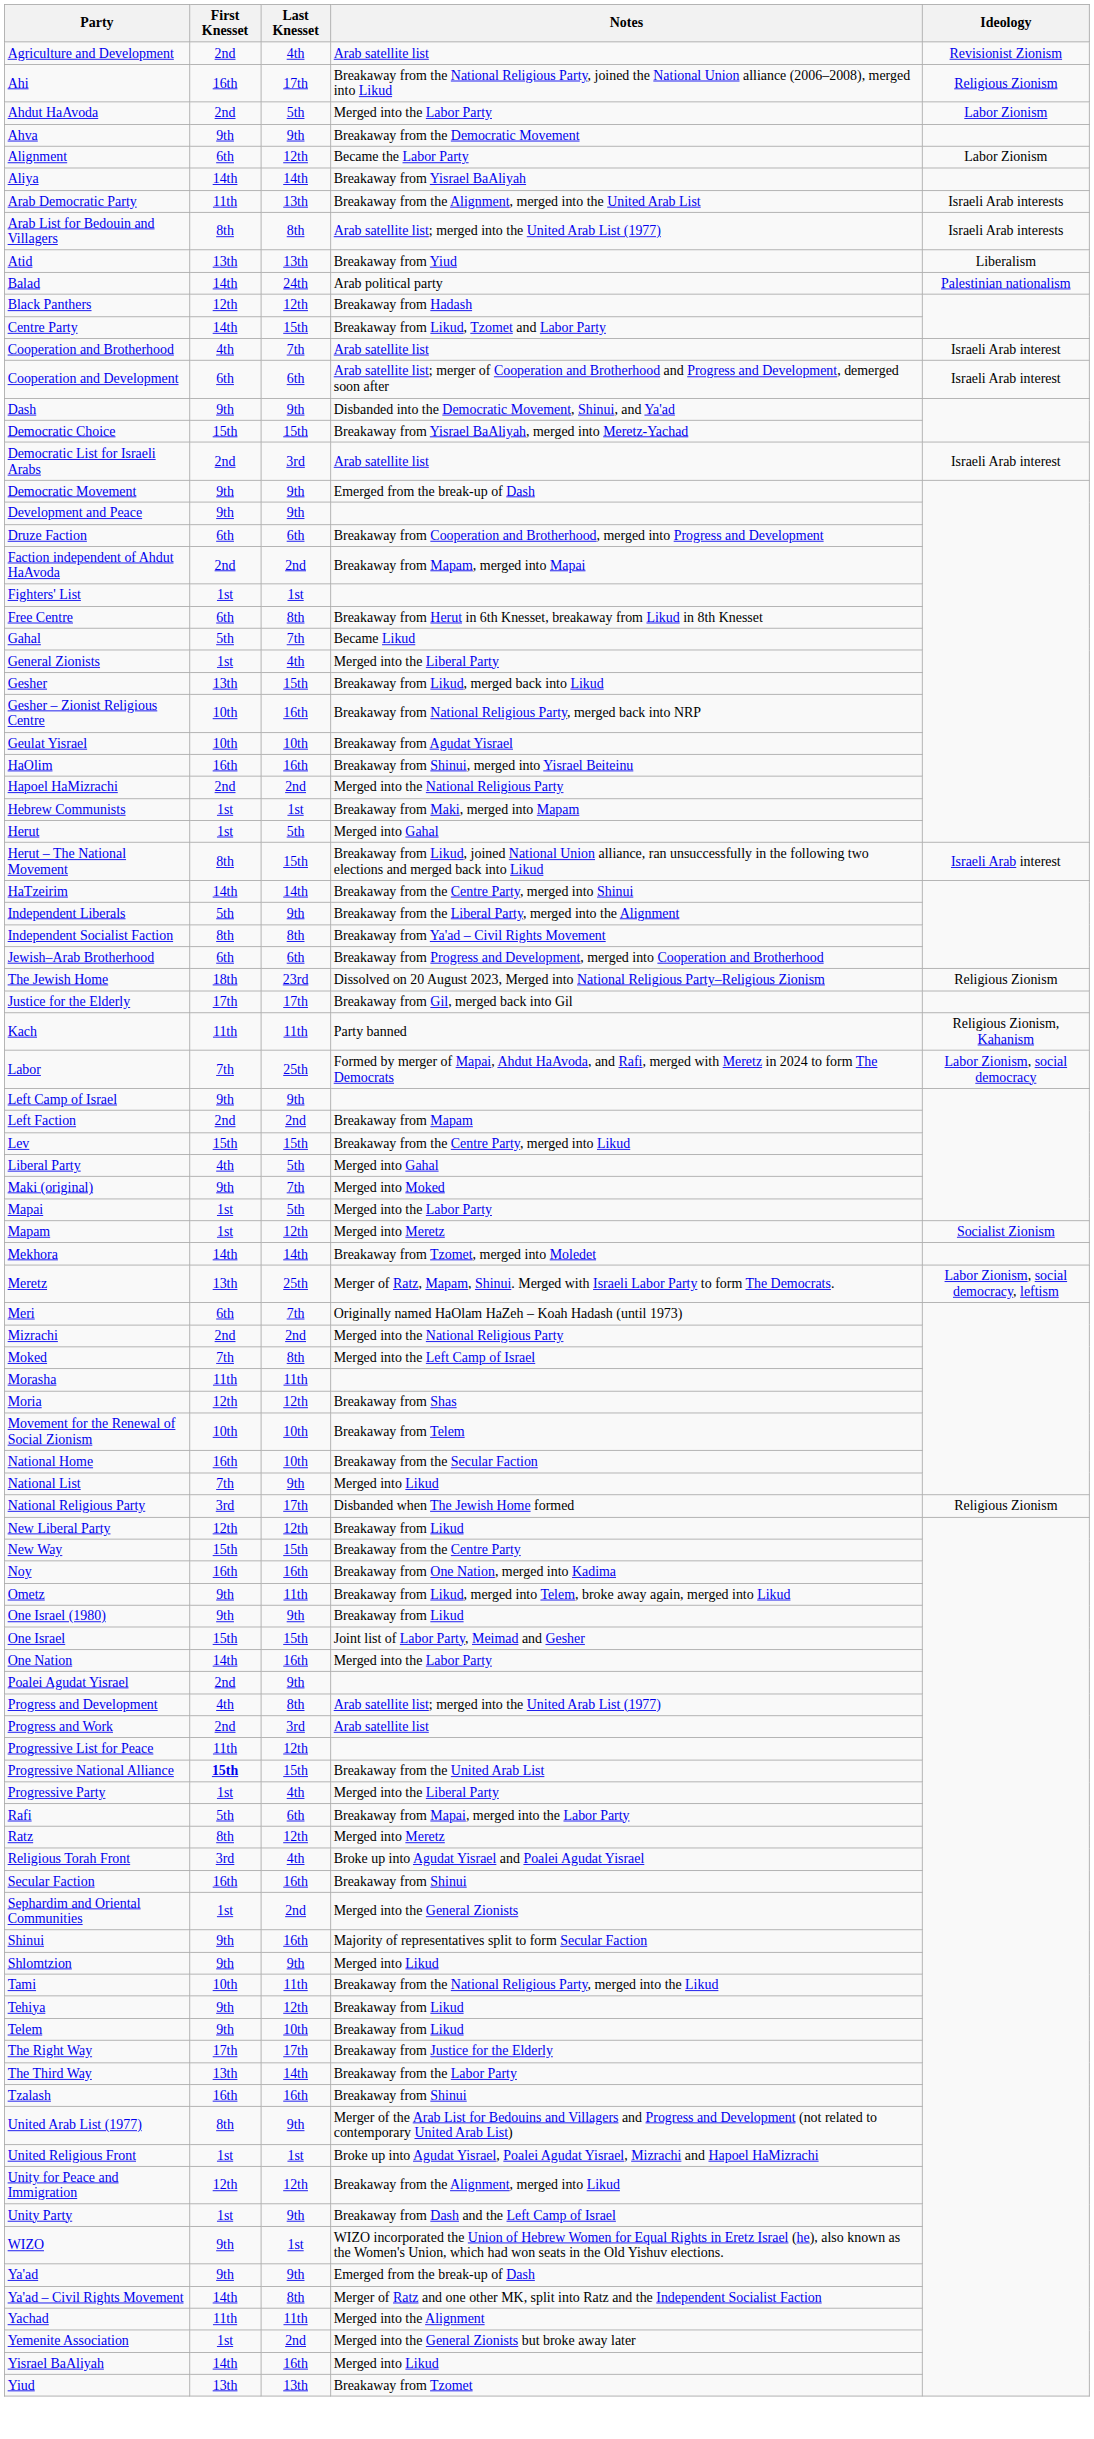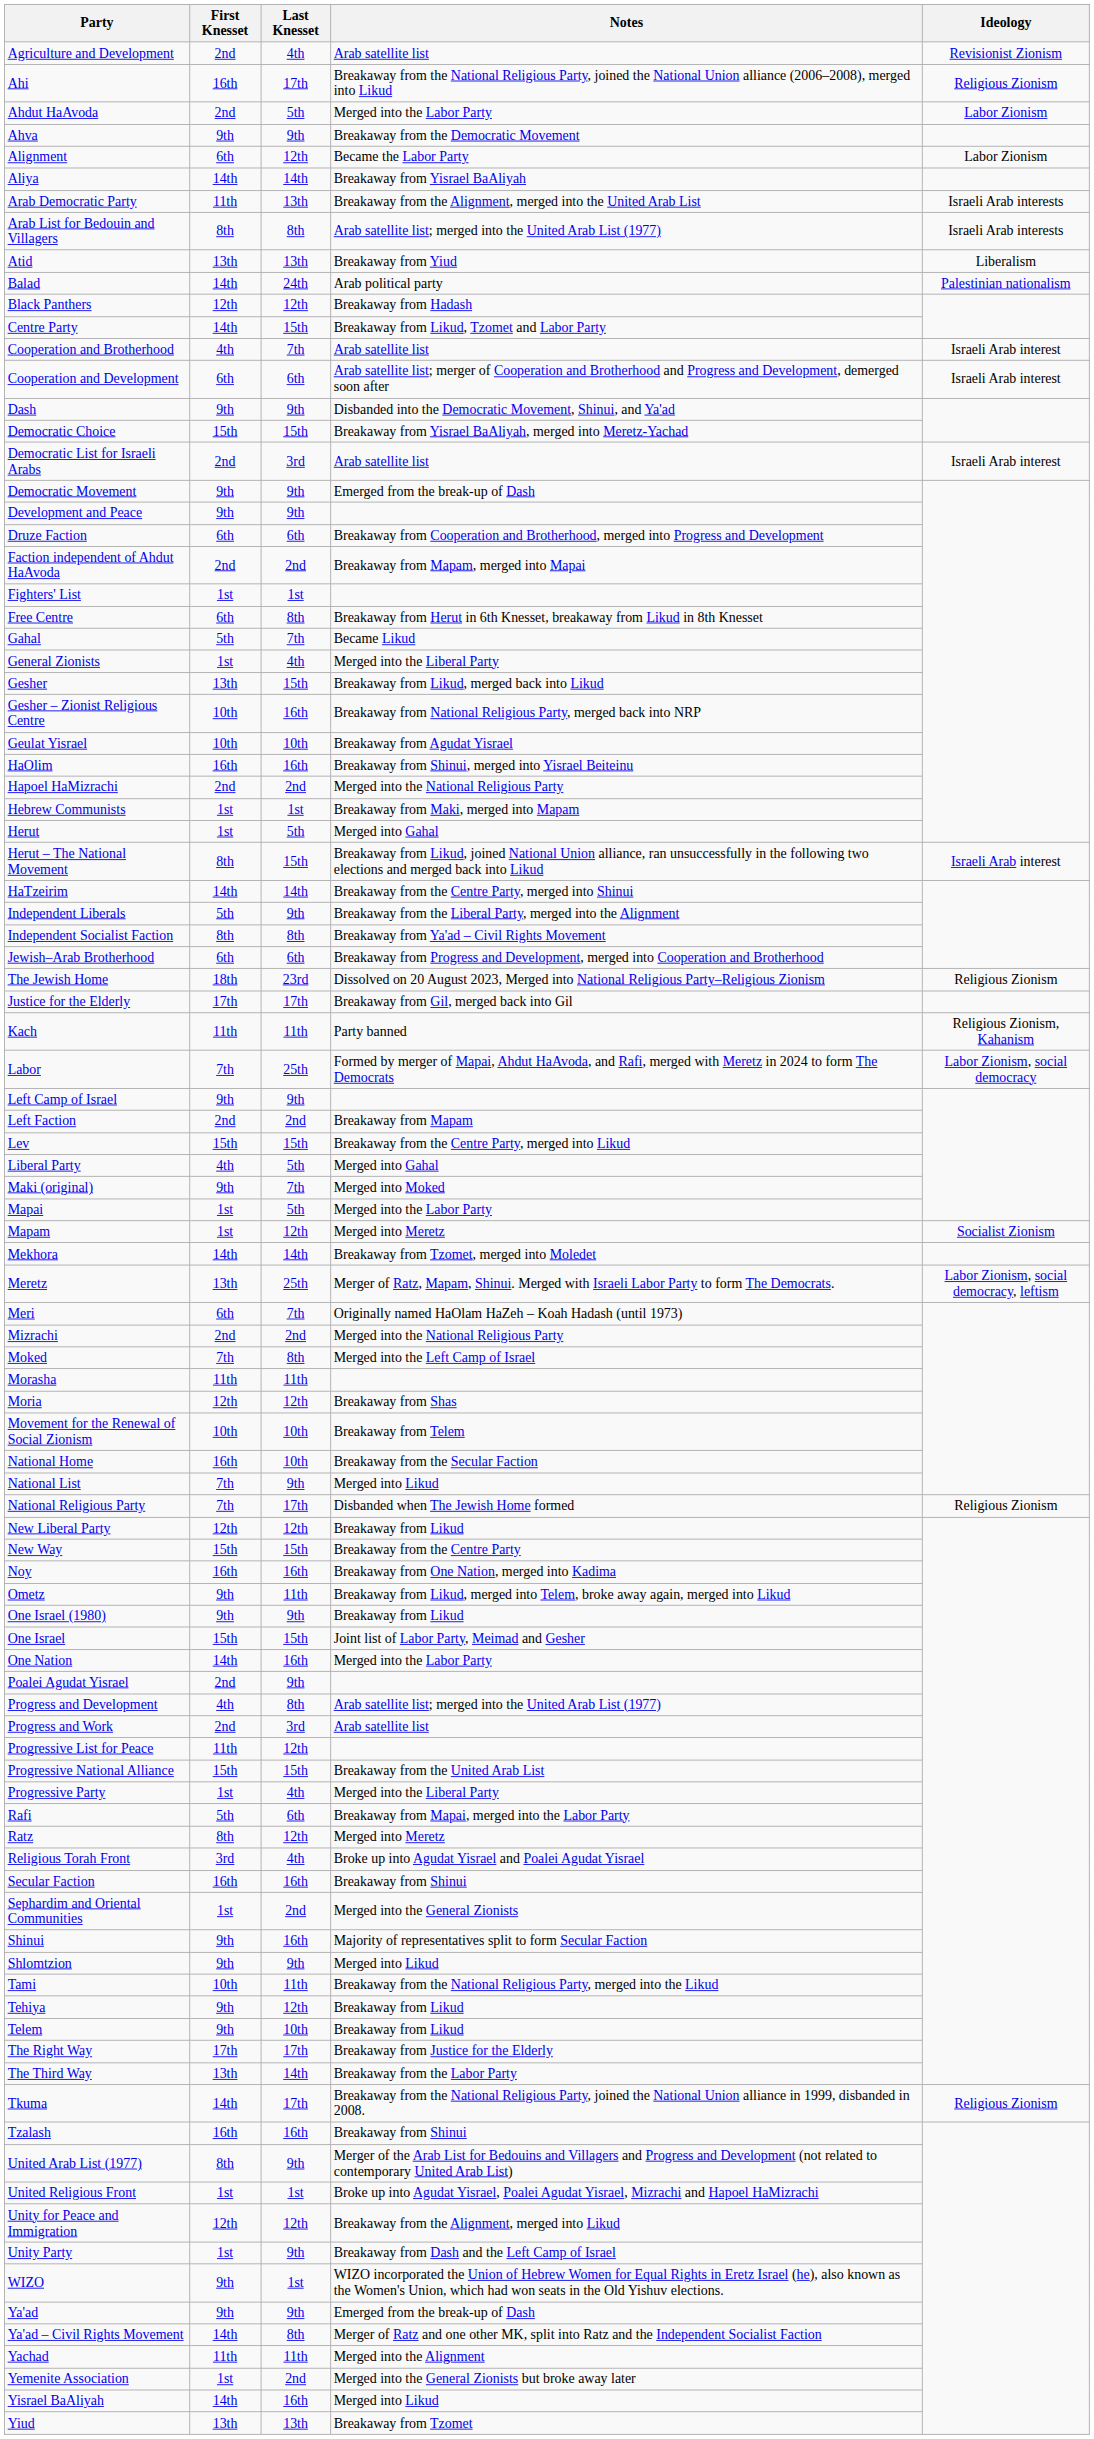(225, 1505) 3rd -> (225, 1505) 7th
(225, 1770) bold -> (225, 1770) normal
+ row: (27, 2103)
